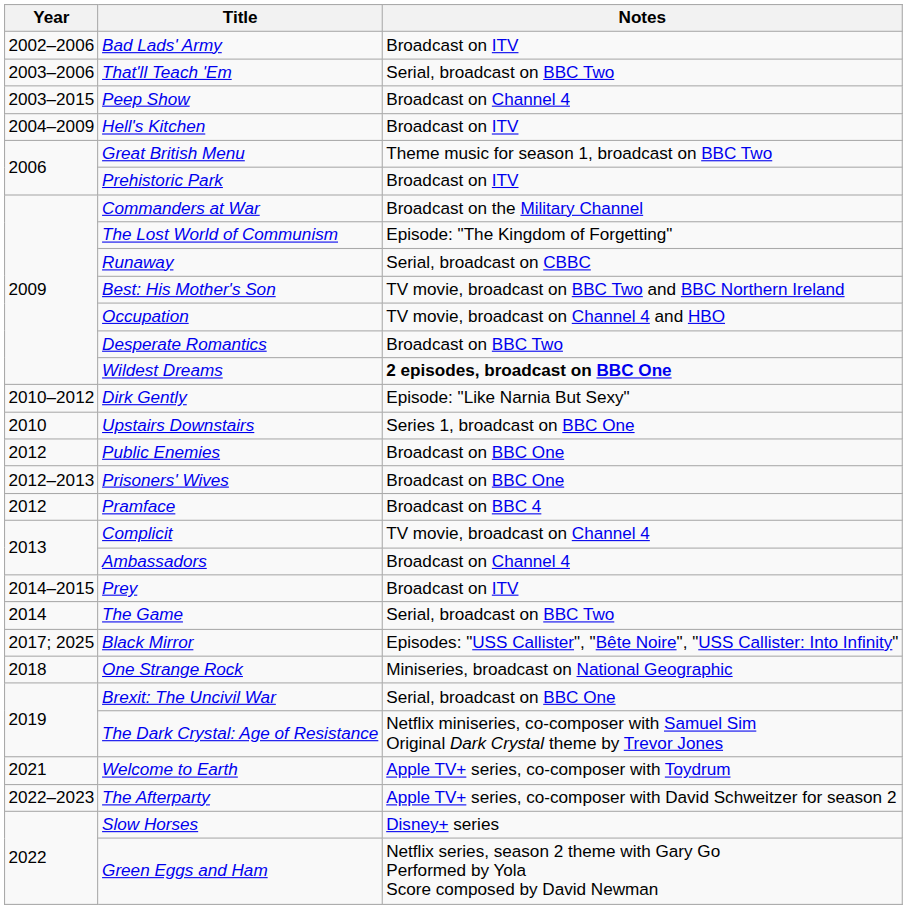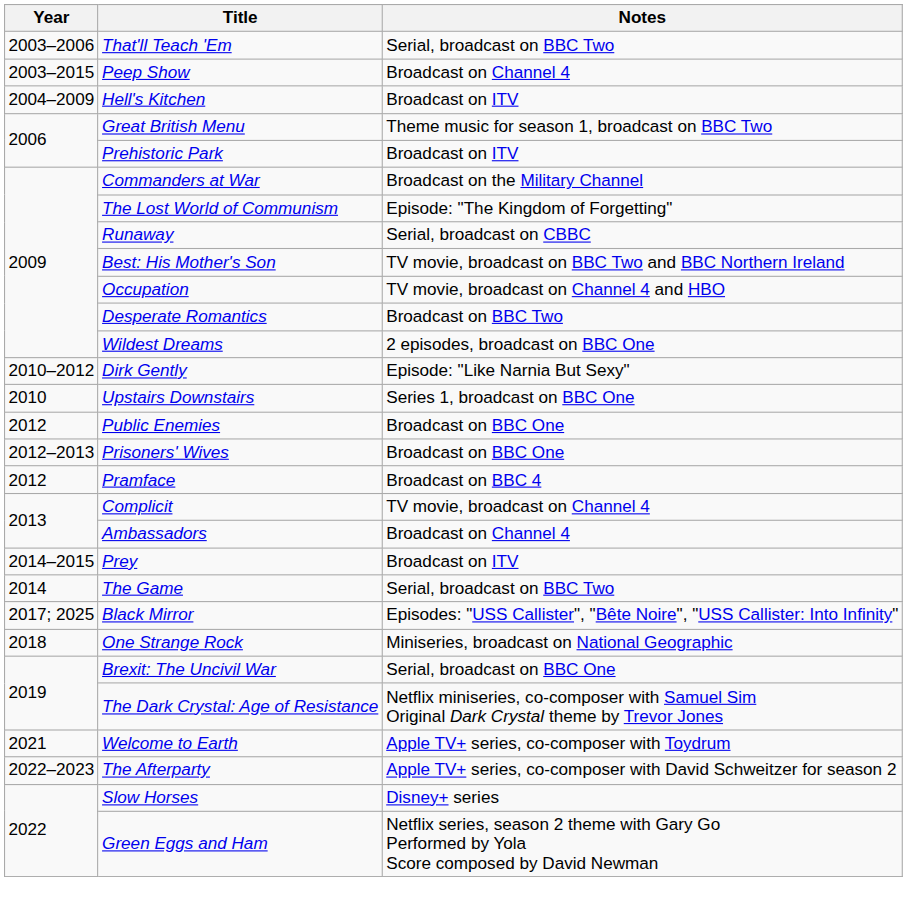- row: (162, 45)
(529, 371) bold -> (520, 343) normal
